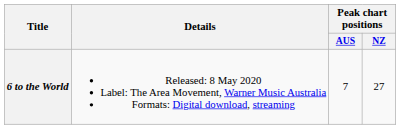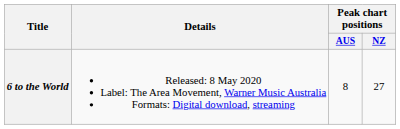(345, 86) 7 -> (345, 86) 8
